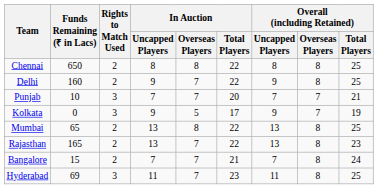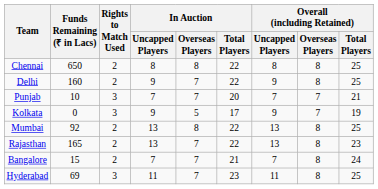(75, 128) 65 -> (75, 128) 92
